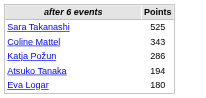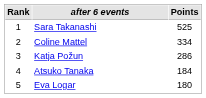+ column: (18, 12)
(158, 42) 343 -> (185, 42) 334
(158, 71) 194 -> (185, 71) 184
